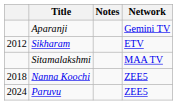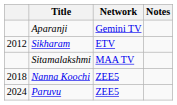columns swapped: (147, 12) <-> (107, 12)
